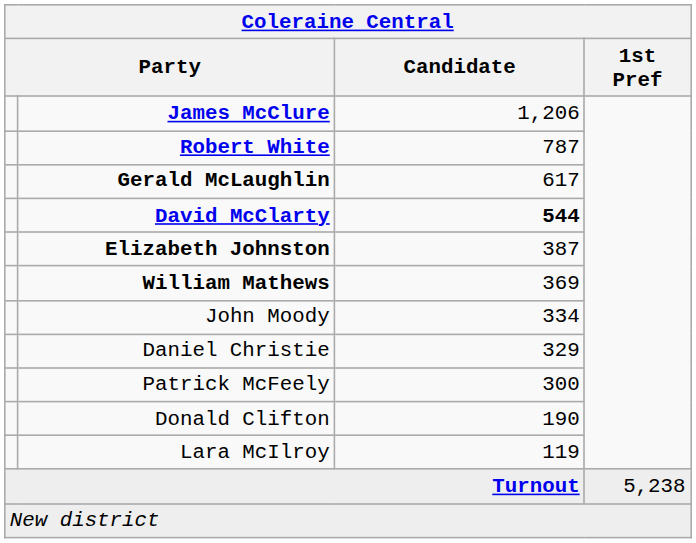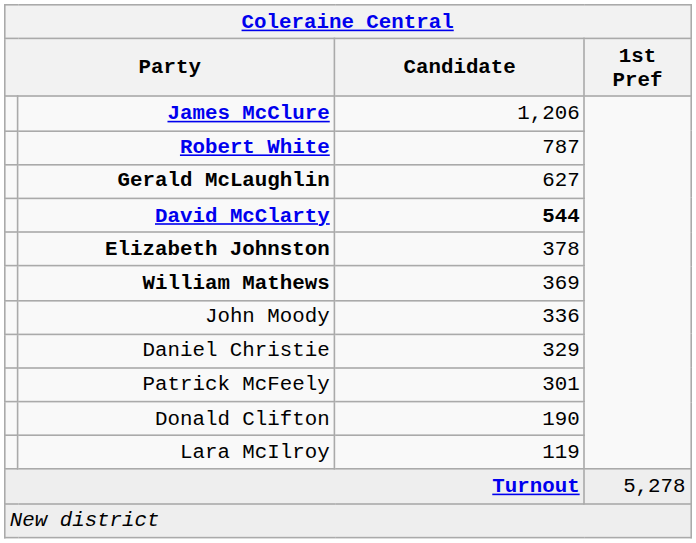(561, 181) 617 -> (561, 181) 627
(561, 249) 387 -> (561, 249) 378
(561, 317) 334 -> (561, 317) 336
(561, 385) 300 -> (561, 385) 301
(654, 486) 5,238 -> (654, 486) 5,278
